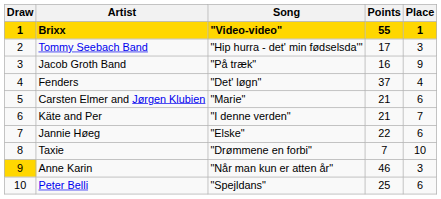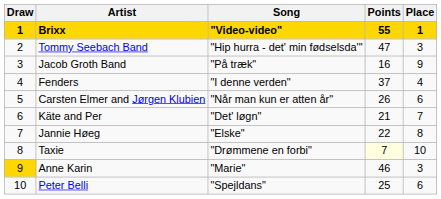(384, 47) 17 -> (384, 47) 47
(236, 82) "Det' løgn" -> (251, 82) "I denne verden"
(228, 99) "Marie" -> (272, 99) "Når man kun er atten år"
(384, 99) 21 -> (384, 99) 26
(251, 116) "I denne verden" -> (236, 116) "Det' løgn"
(420, 133) 6 -> (420, 133) 8
(384, 151) no background -> (384, 151) lightyellow background
(272, 168) "Når man kun er atten år" -> (228, 168) "Marie"
